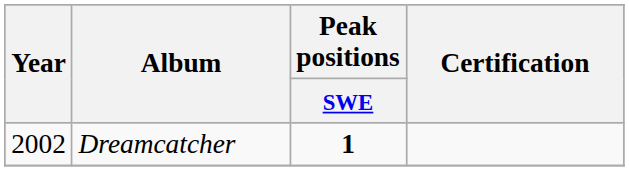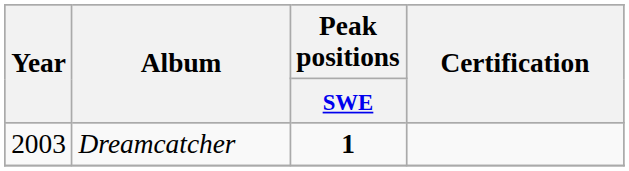(39, 143) 2002 -> (39, 143) 2003
